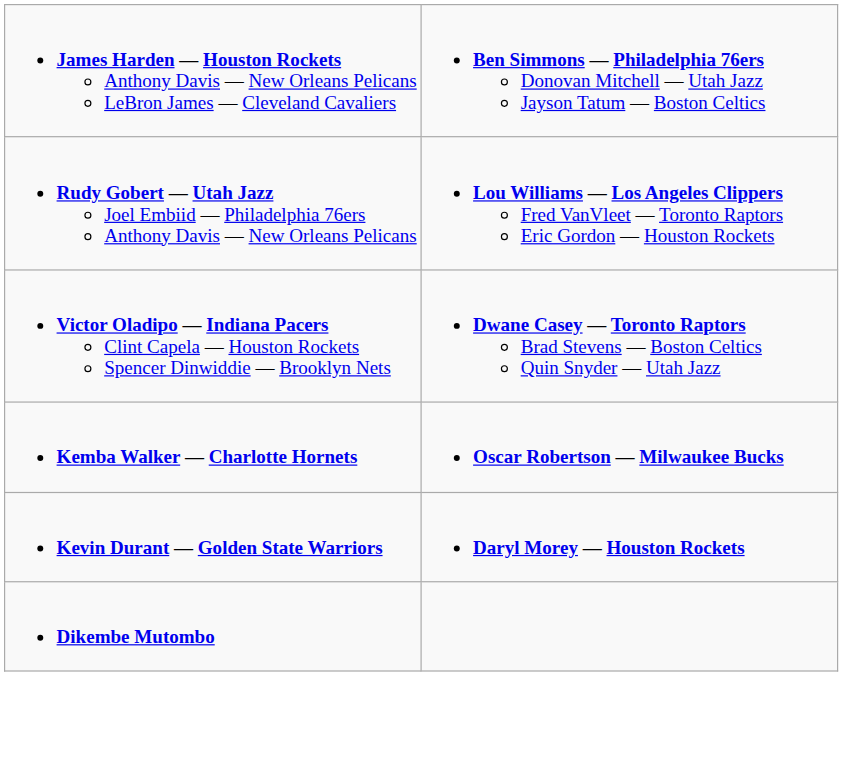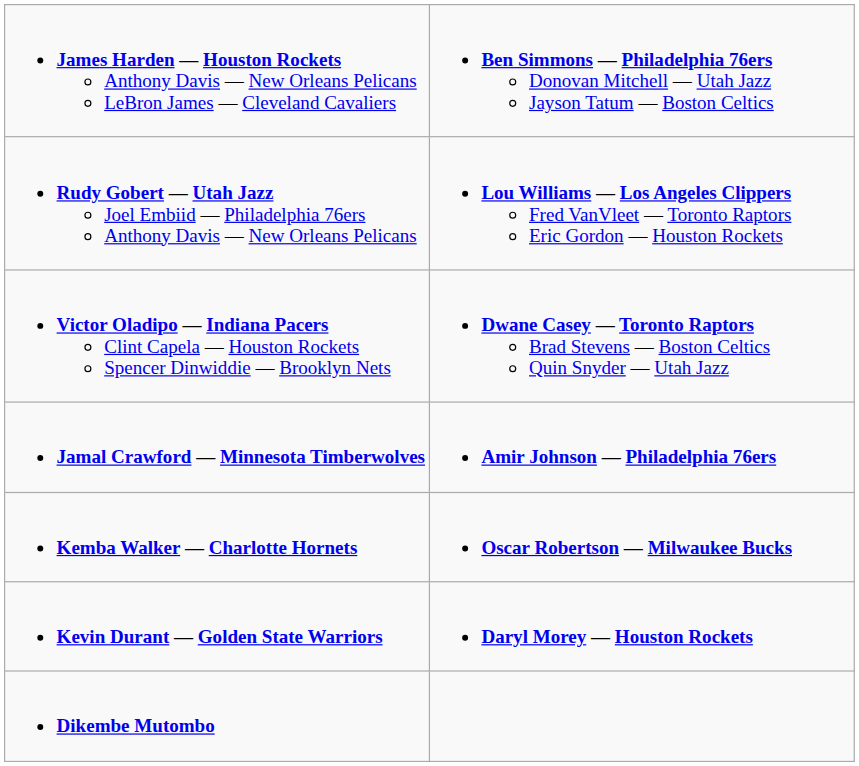+ row: (217, 458)
